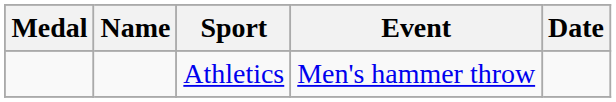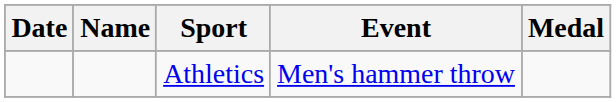columns swapped: (49, 27) <-> (576, 27)
